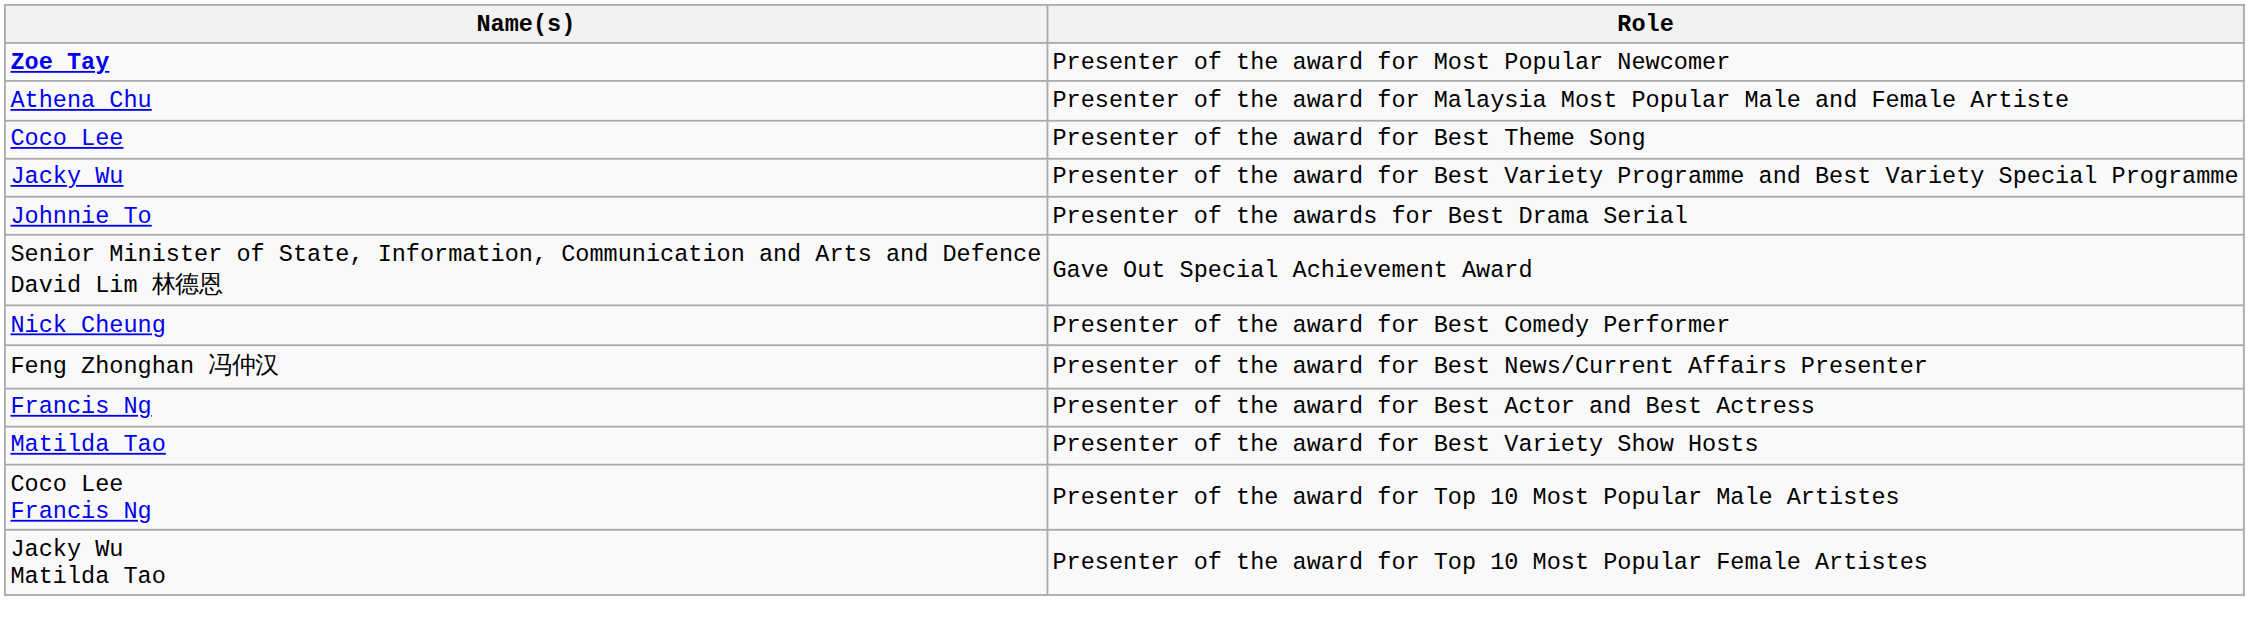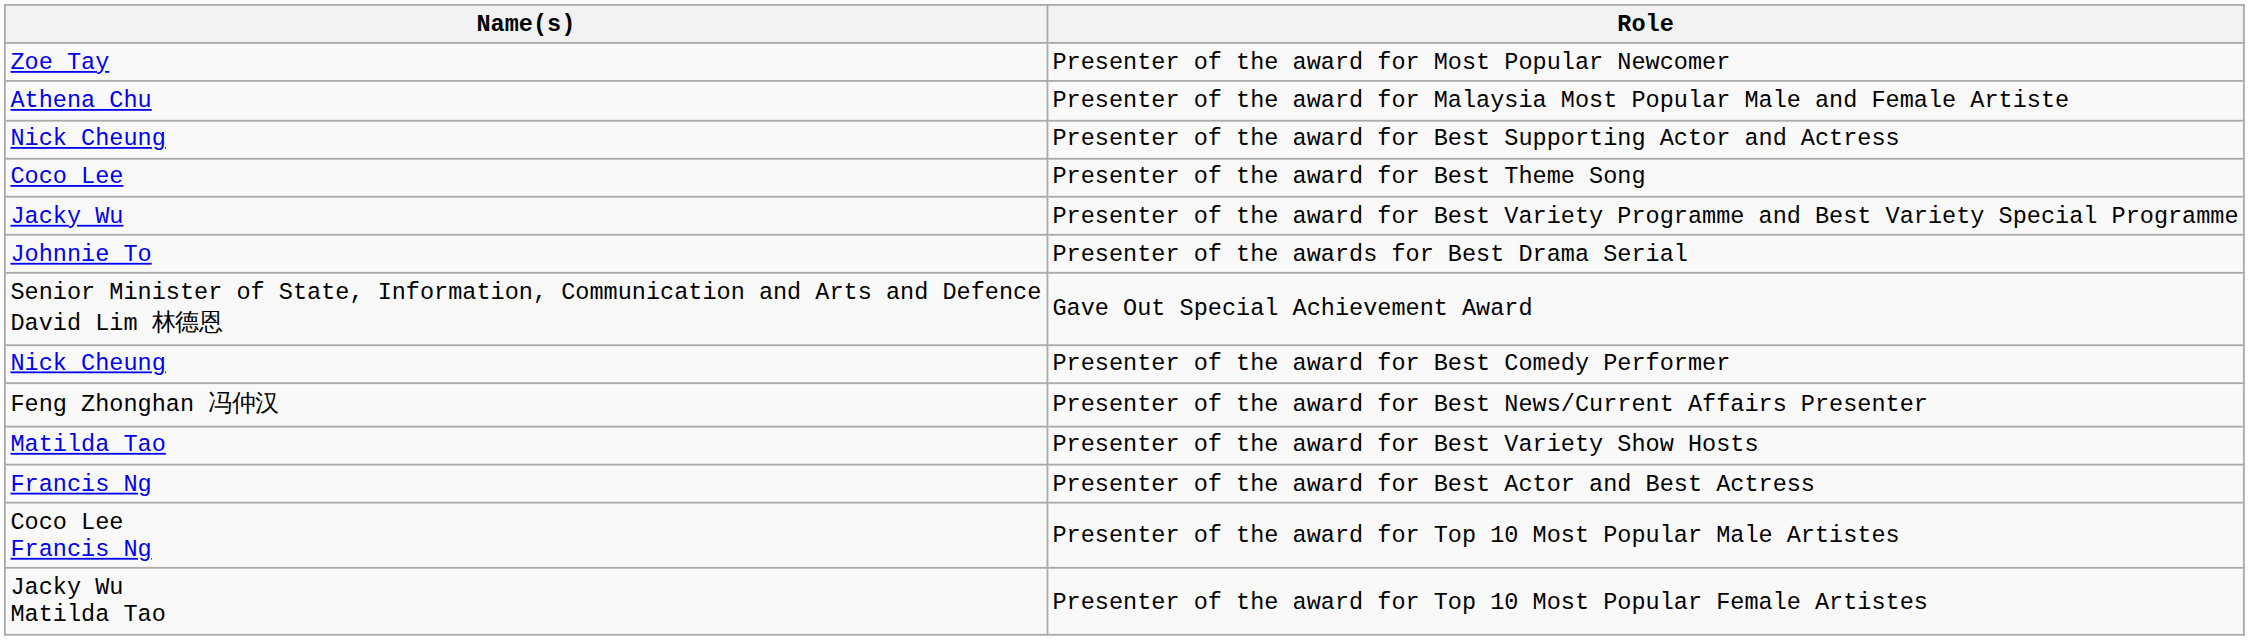(60, 62) bold -> (60, 62) normal
+ row: (1476, 139)
rows swapped: (1406, 446) <-> (1434, 407)
